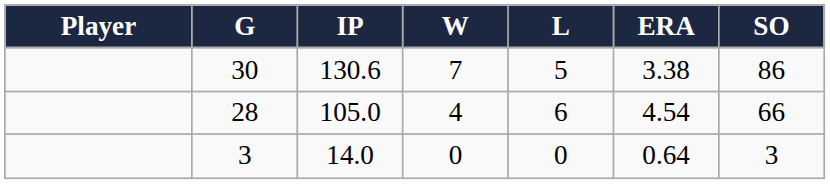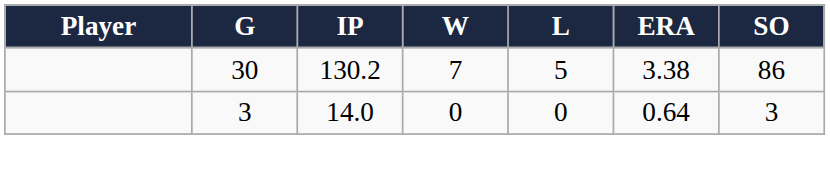(350, 69) 130.6 -> (350, 69) 130.2
- row: (245, 112)
